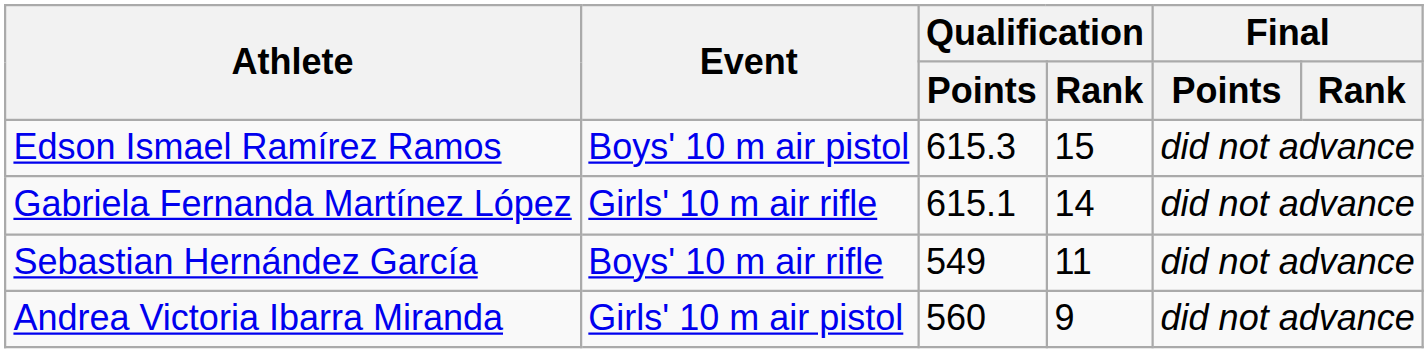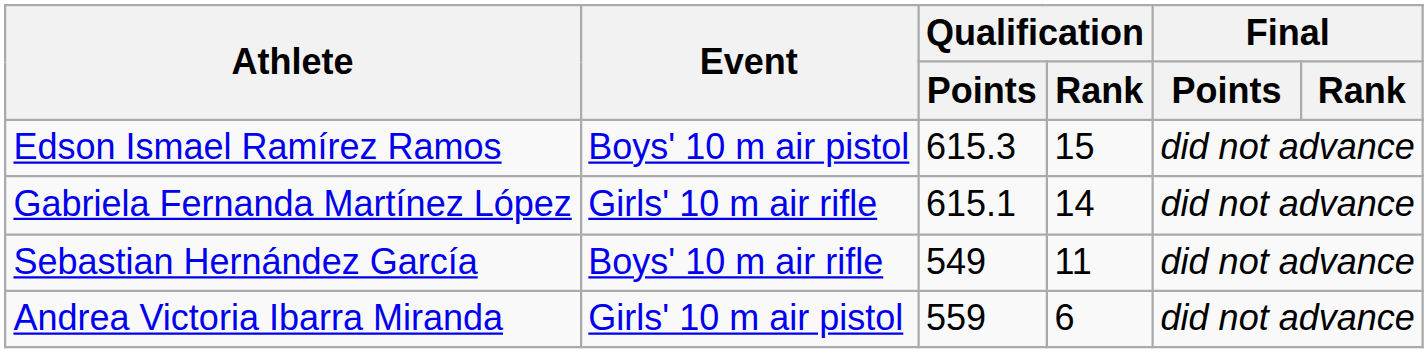(956, 318) 560 -> (956, 318) 559
(1064, 318) 9 -> (1064, 318) 6
